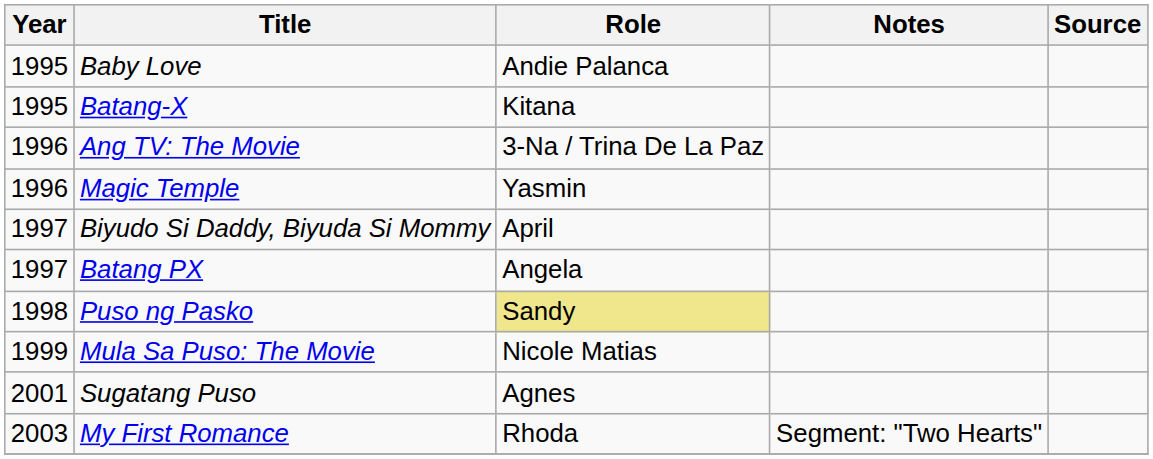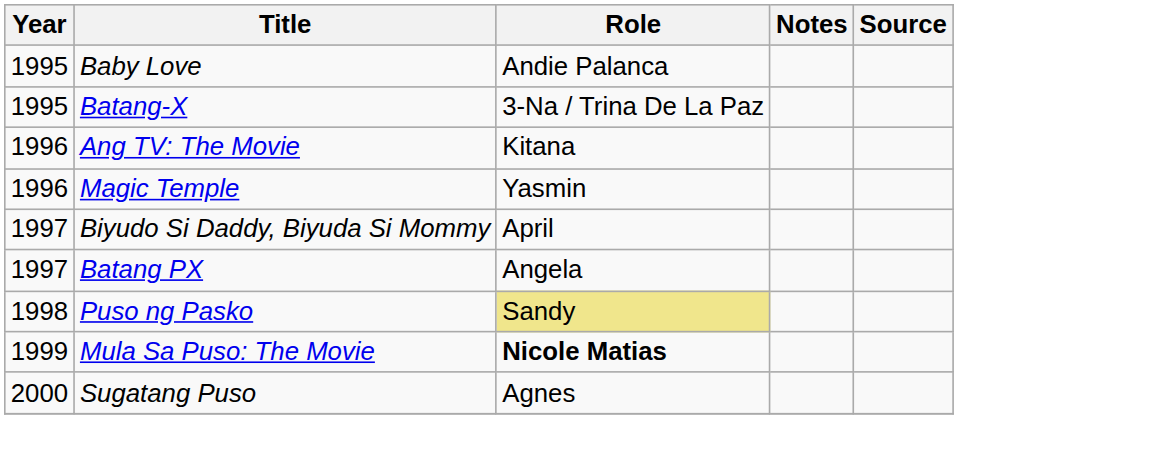(539, 106) Kitana -> (633, 106) 3-Na / Trina De La Paz
(633, 147) 3-Na / Trina De La Paz -> (539, 147) Kitana
(580, 351) normal -> (585, 351) bold
(39, 392) 2001 -> (39, 392) 2000
- row: (184, 433)
